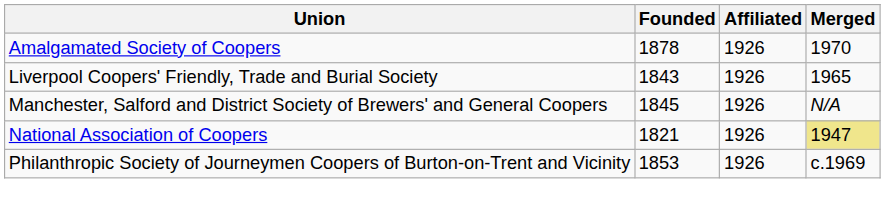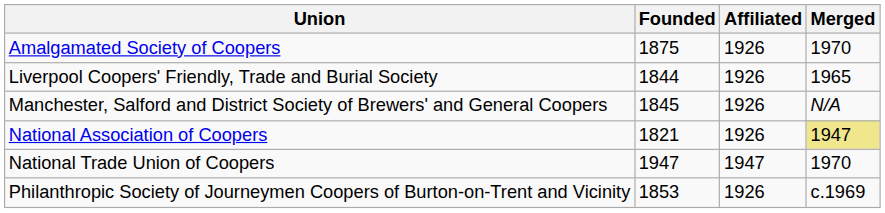(659, 47) 1878 -> (659, 47) 1875
(659, 76) 1843 -> (659, 76) 1844
+ row: (142, 163)
